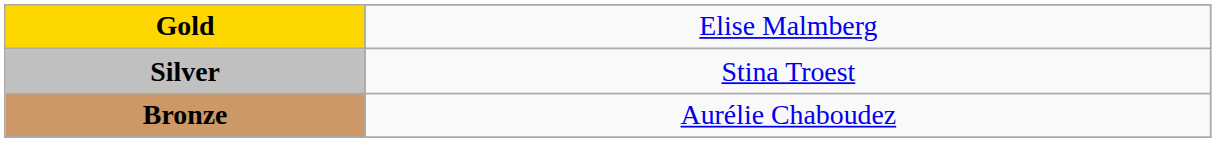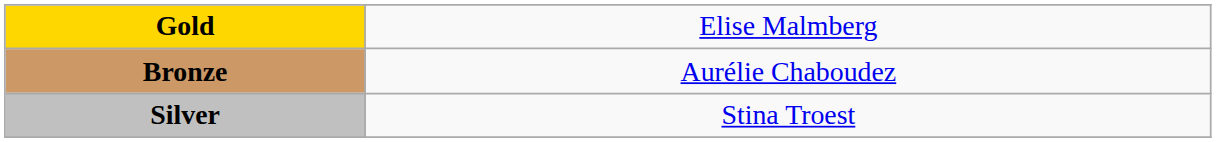rows swapped: (185, 70) <-> (185, 114)
